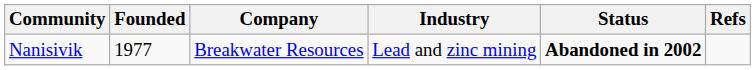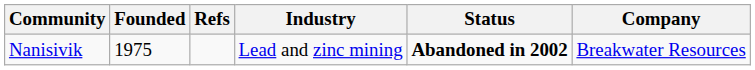columns swapped: (279, 19) <-> (728, 19)
(133, 49) 1977 -> (133, 49) 1975
